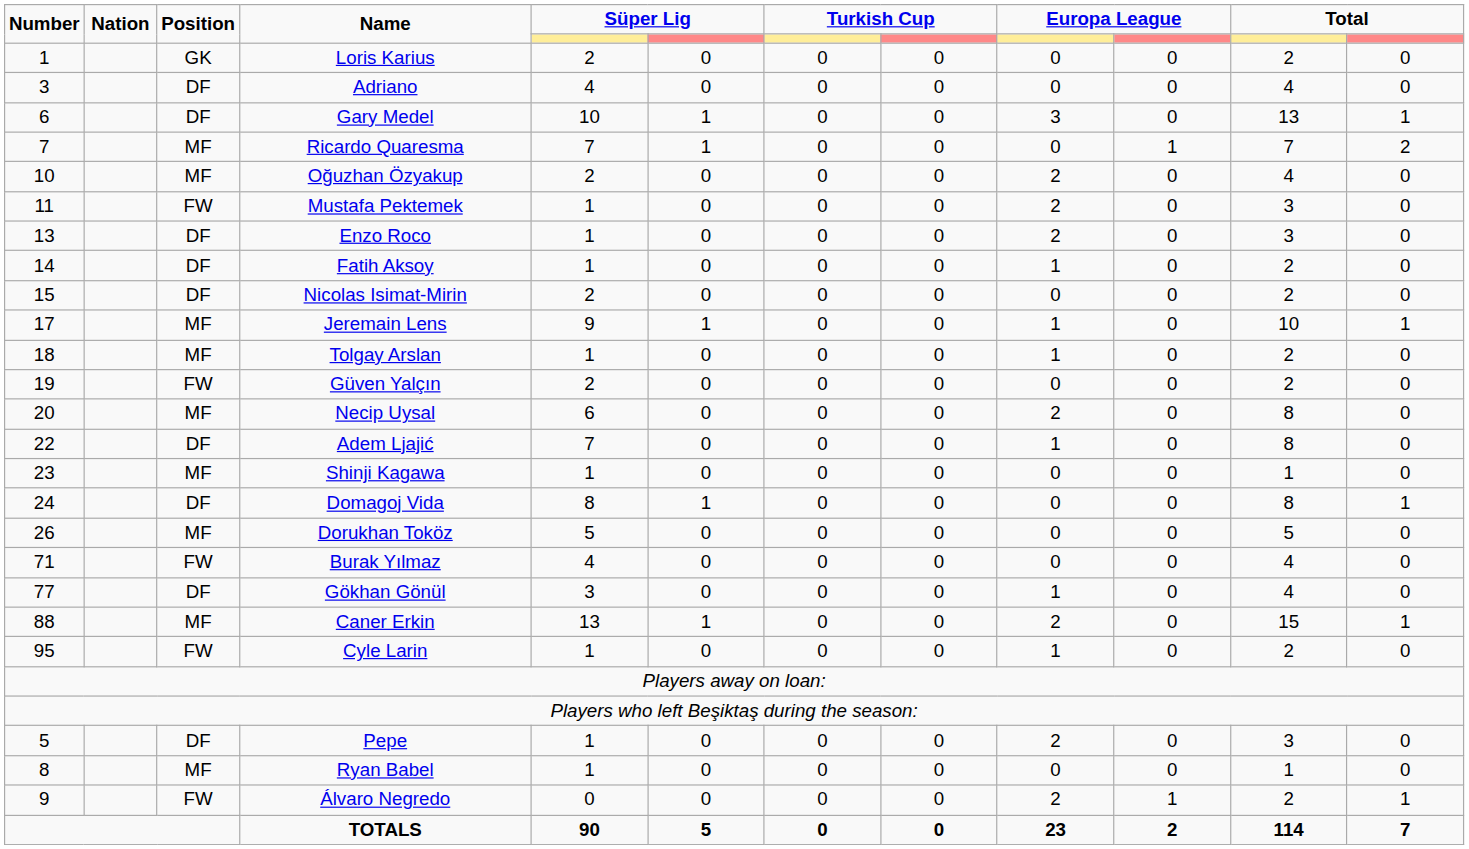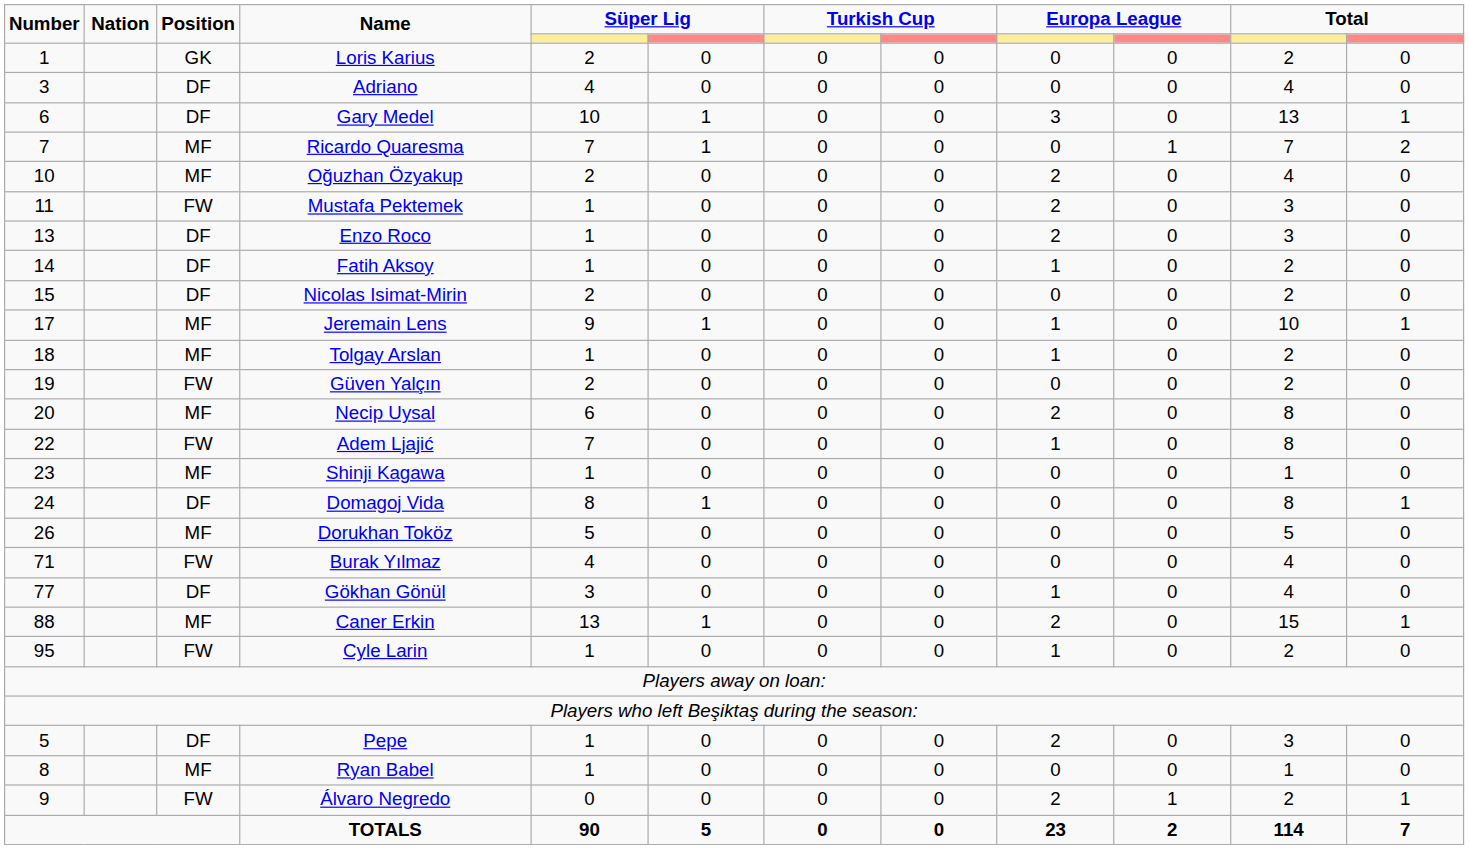(198, 443) DF -> (198, 443) FW
